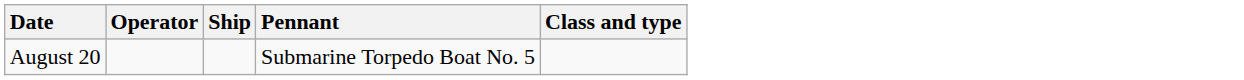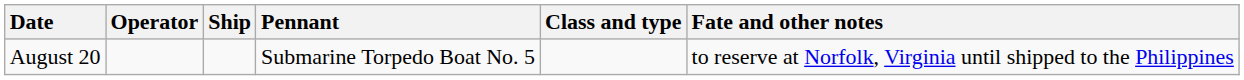+ column: (787, 21)
